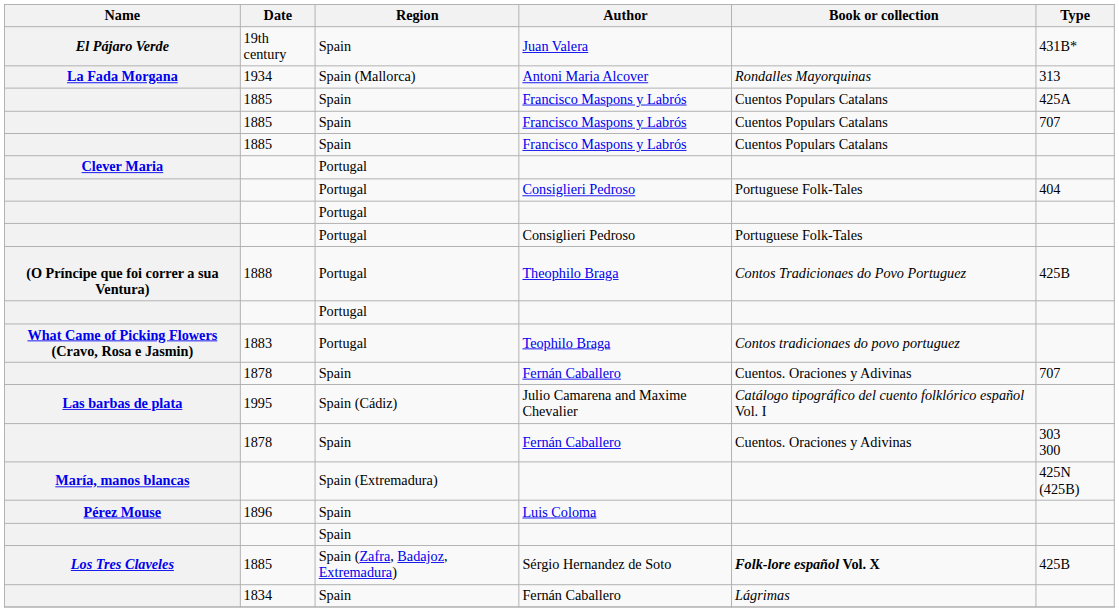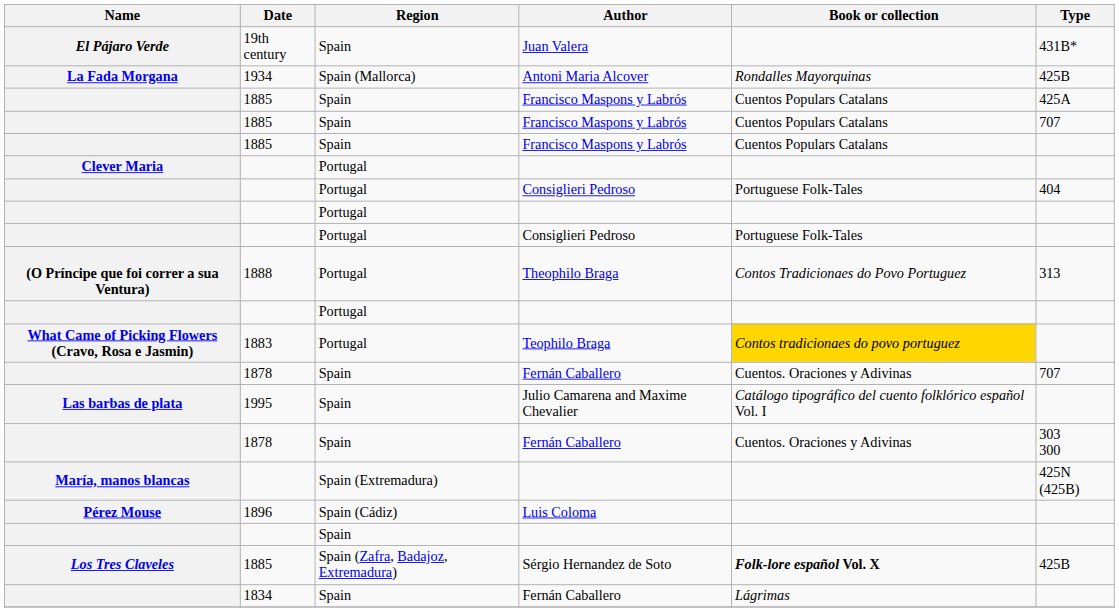(1050, 76) 313 -> (1055, 76) 425B
(1055, 273) 425B -> (1050, 273) 313
(847, 342) no background -> (847, 342) gold background
(358, 404) Spain (Cádiz) -> (335, 404) Spain
(335, 511) Spain -> (358, 511) Spain (Cádiz)
